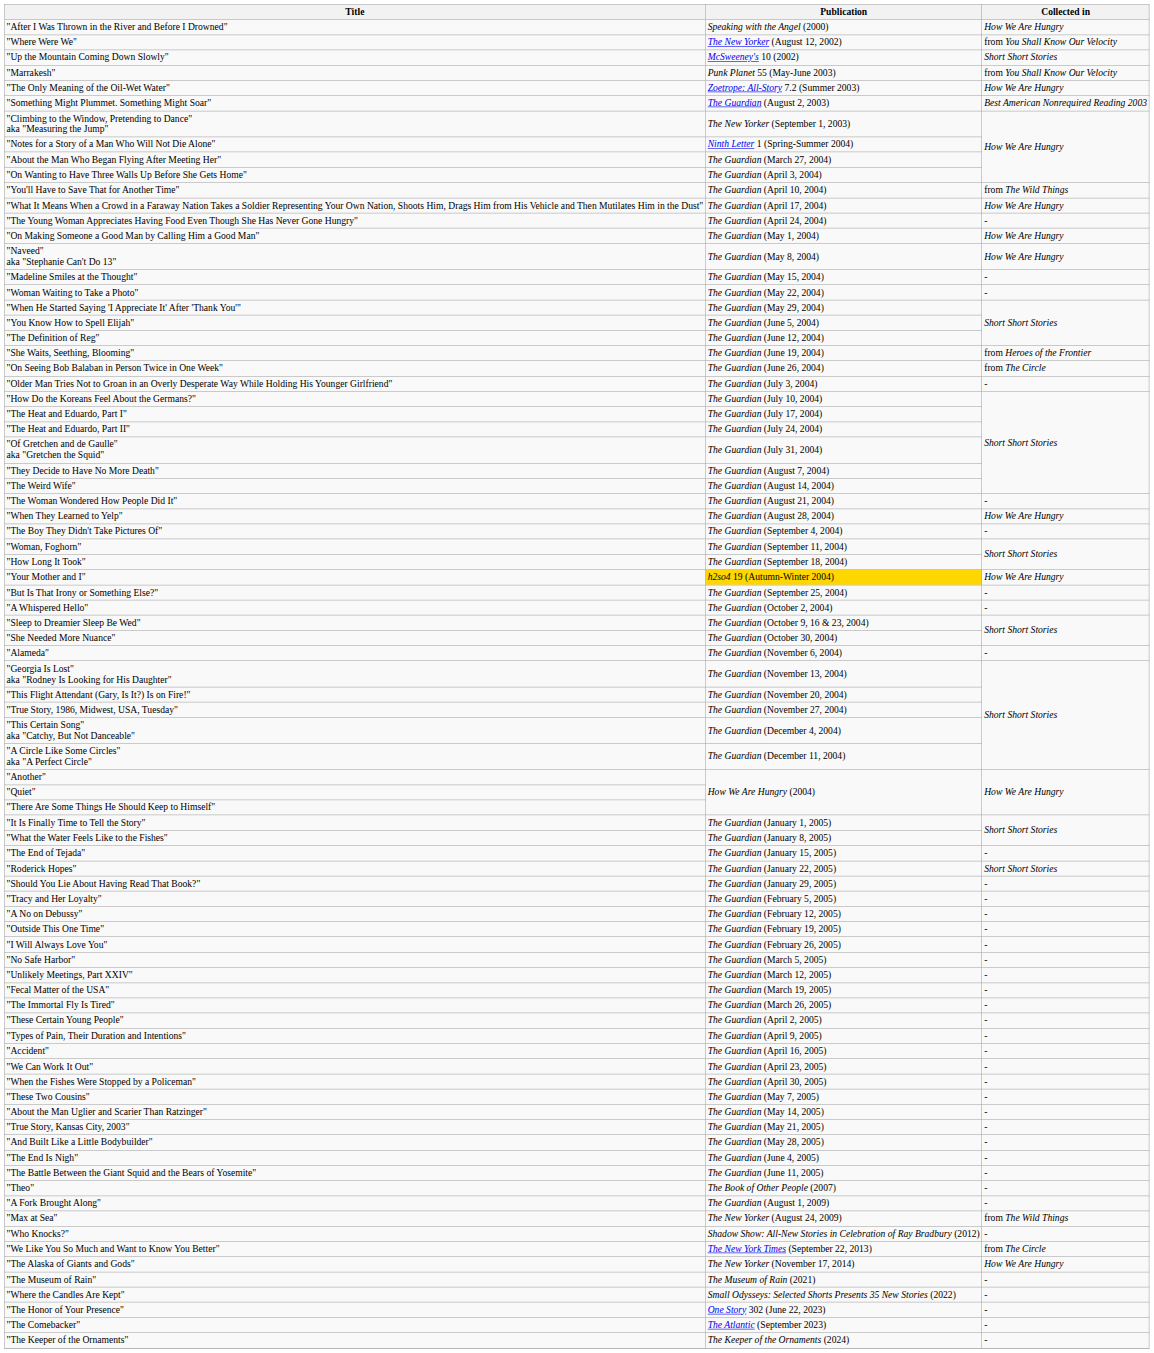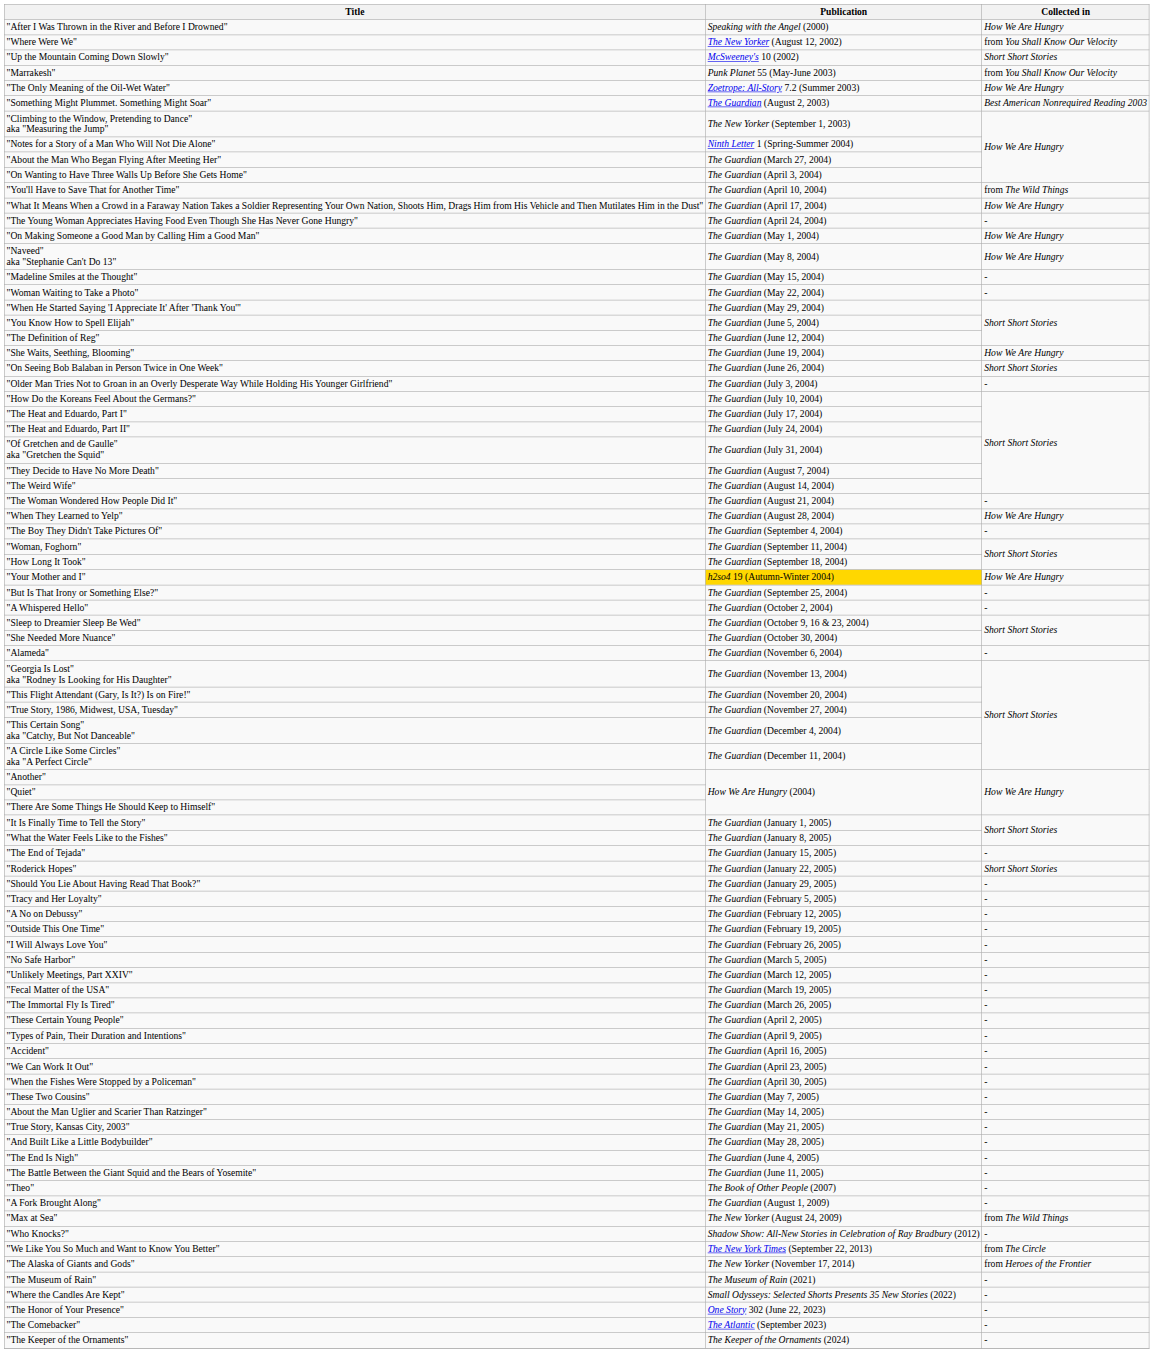(1038, 353) from Heroes of the Frontier -> (1024, 353) How We Are Hungry
(1015, 368) from The Circle -> (1021, 368) Short Short Stories
(1024, 1264) How We Are Hungry -> (1038, 1264) from Heroes of the Frontier
